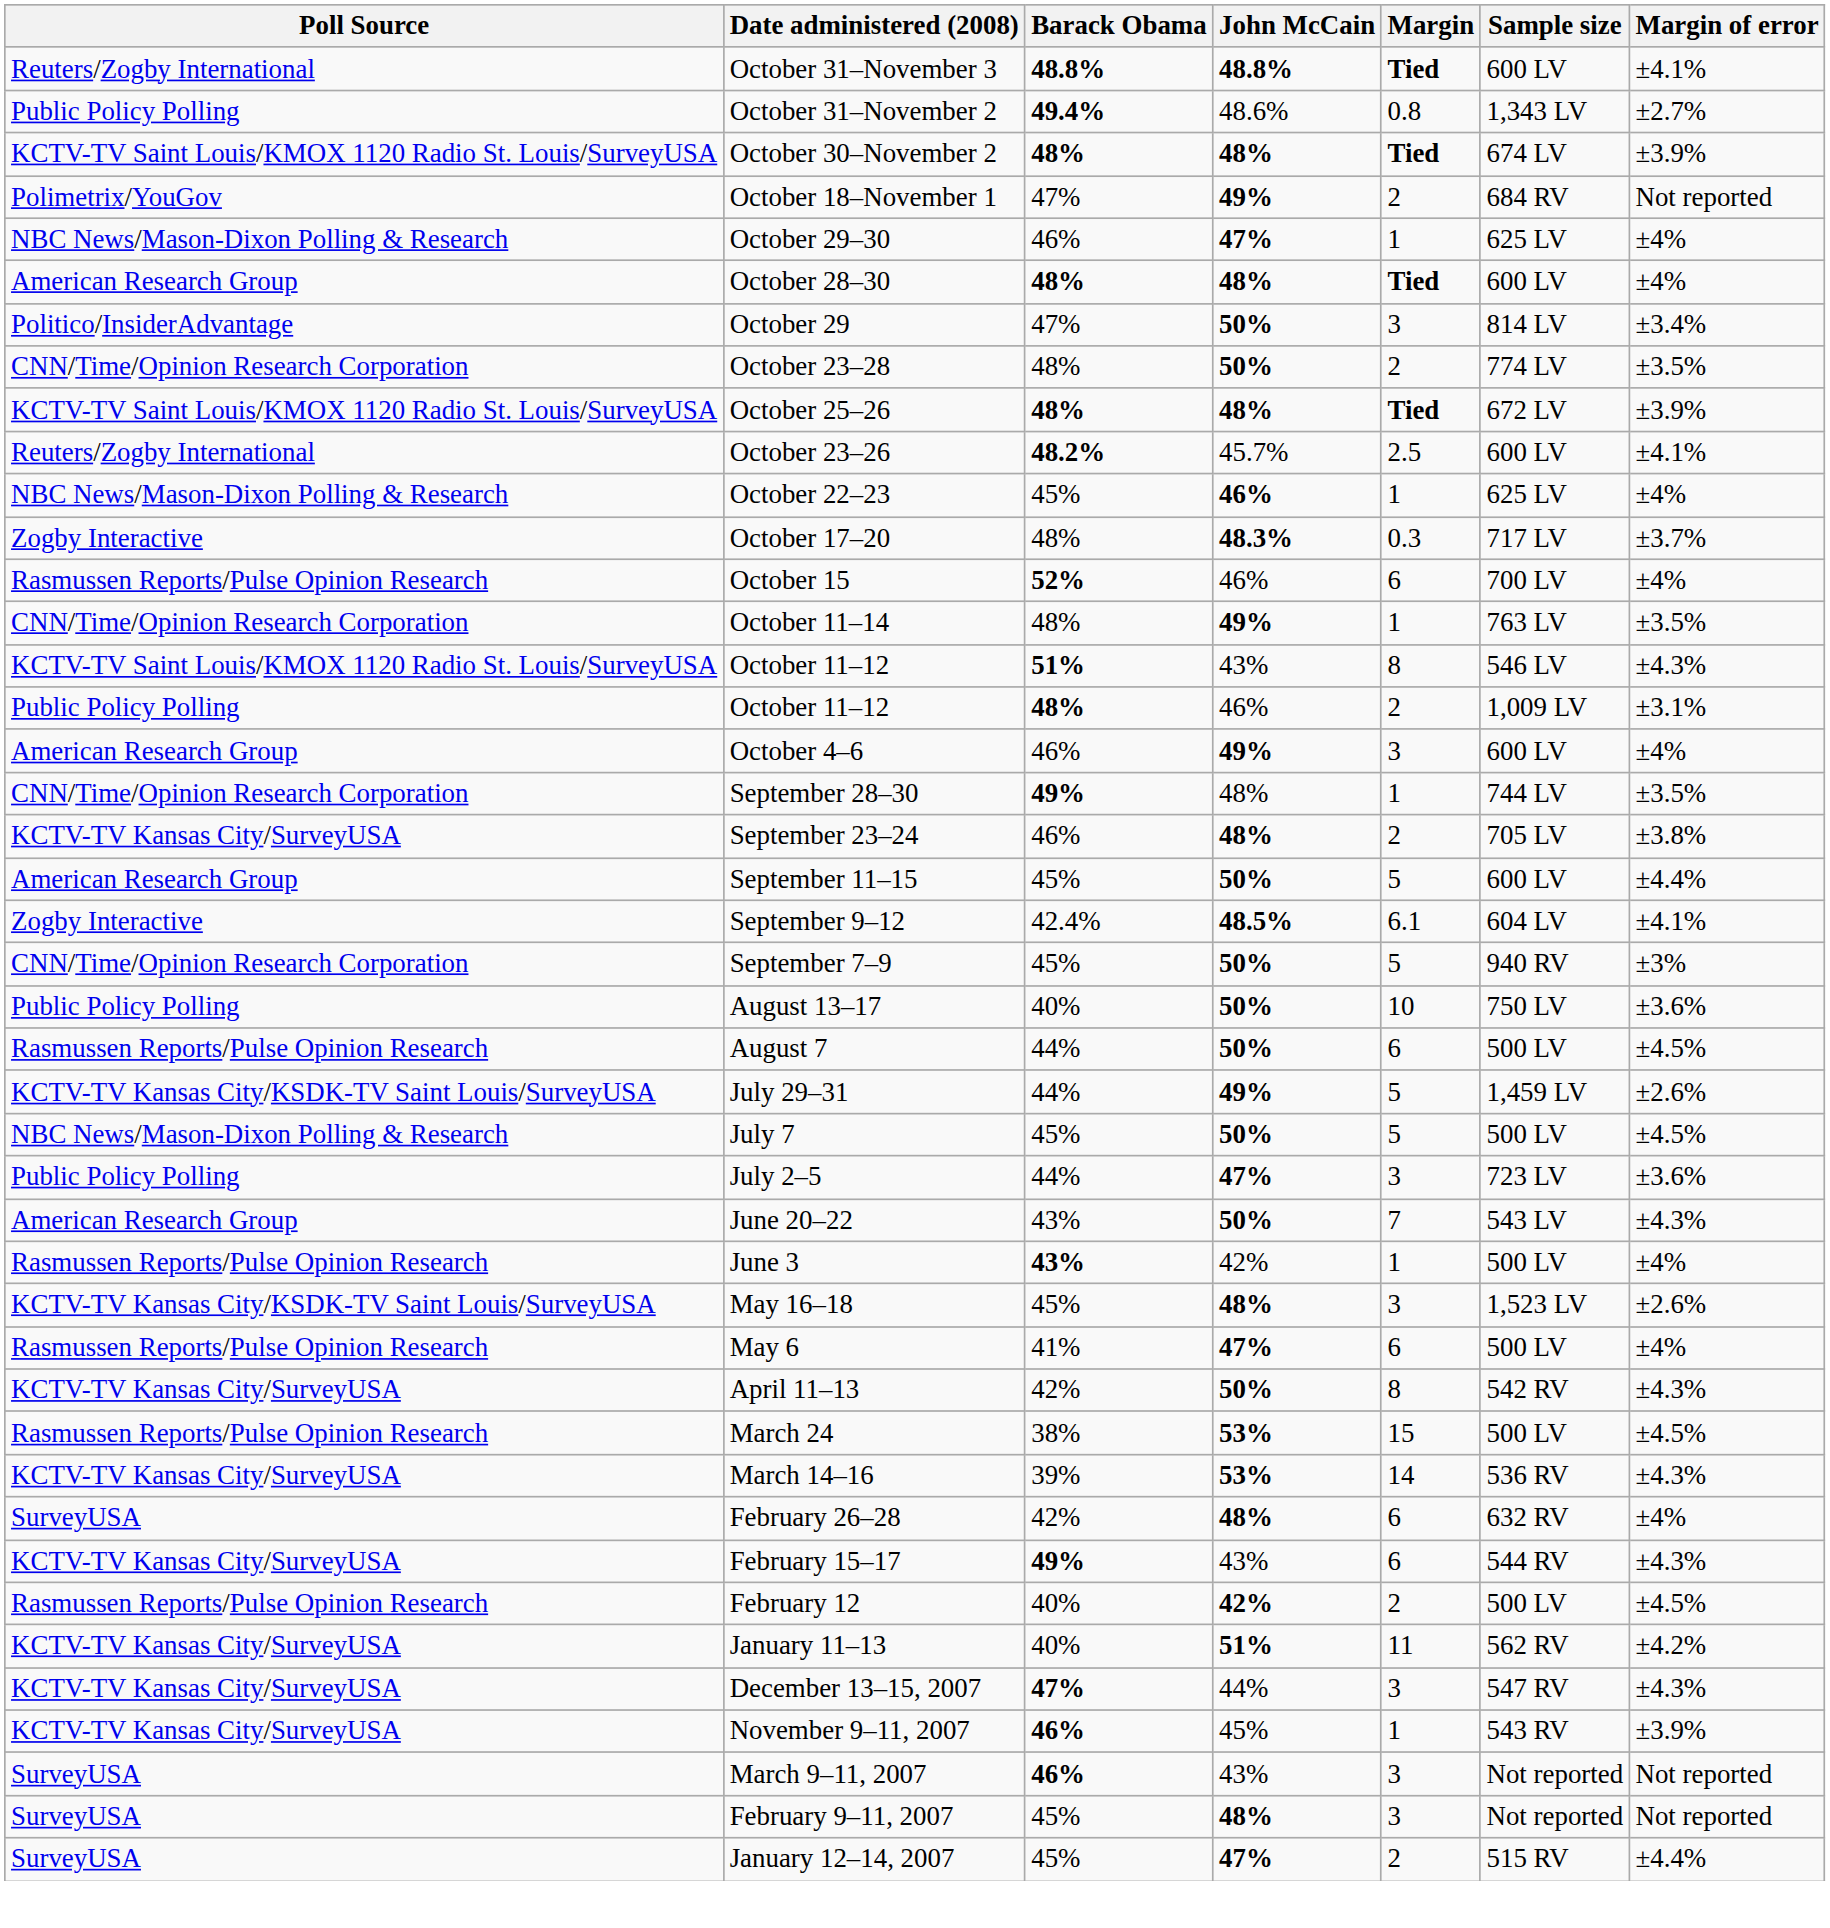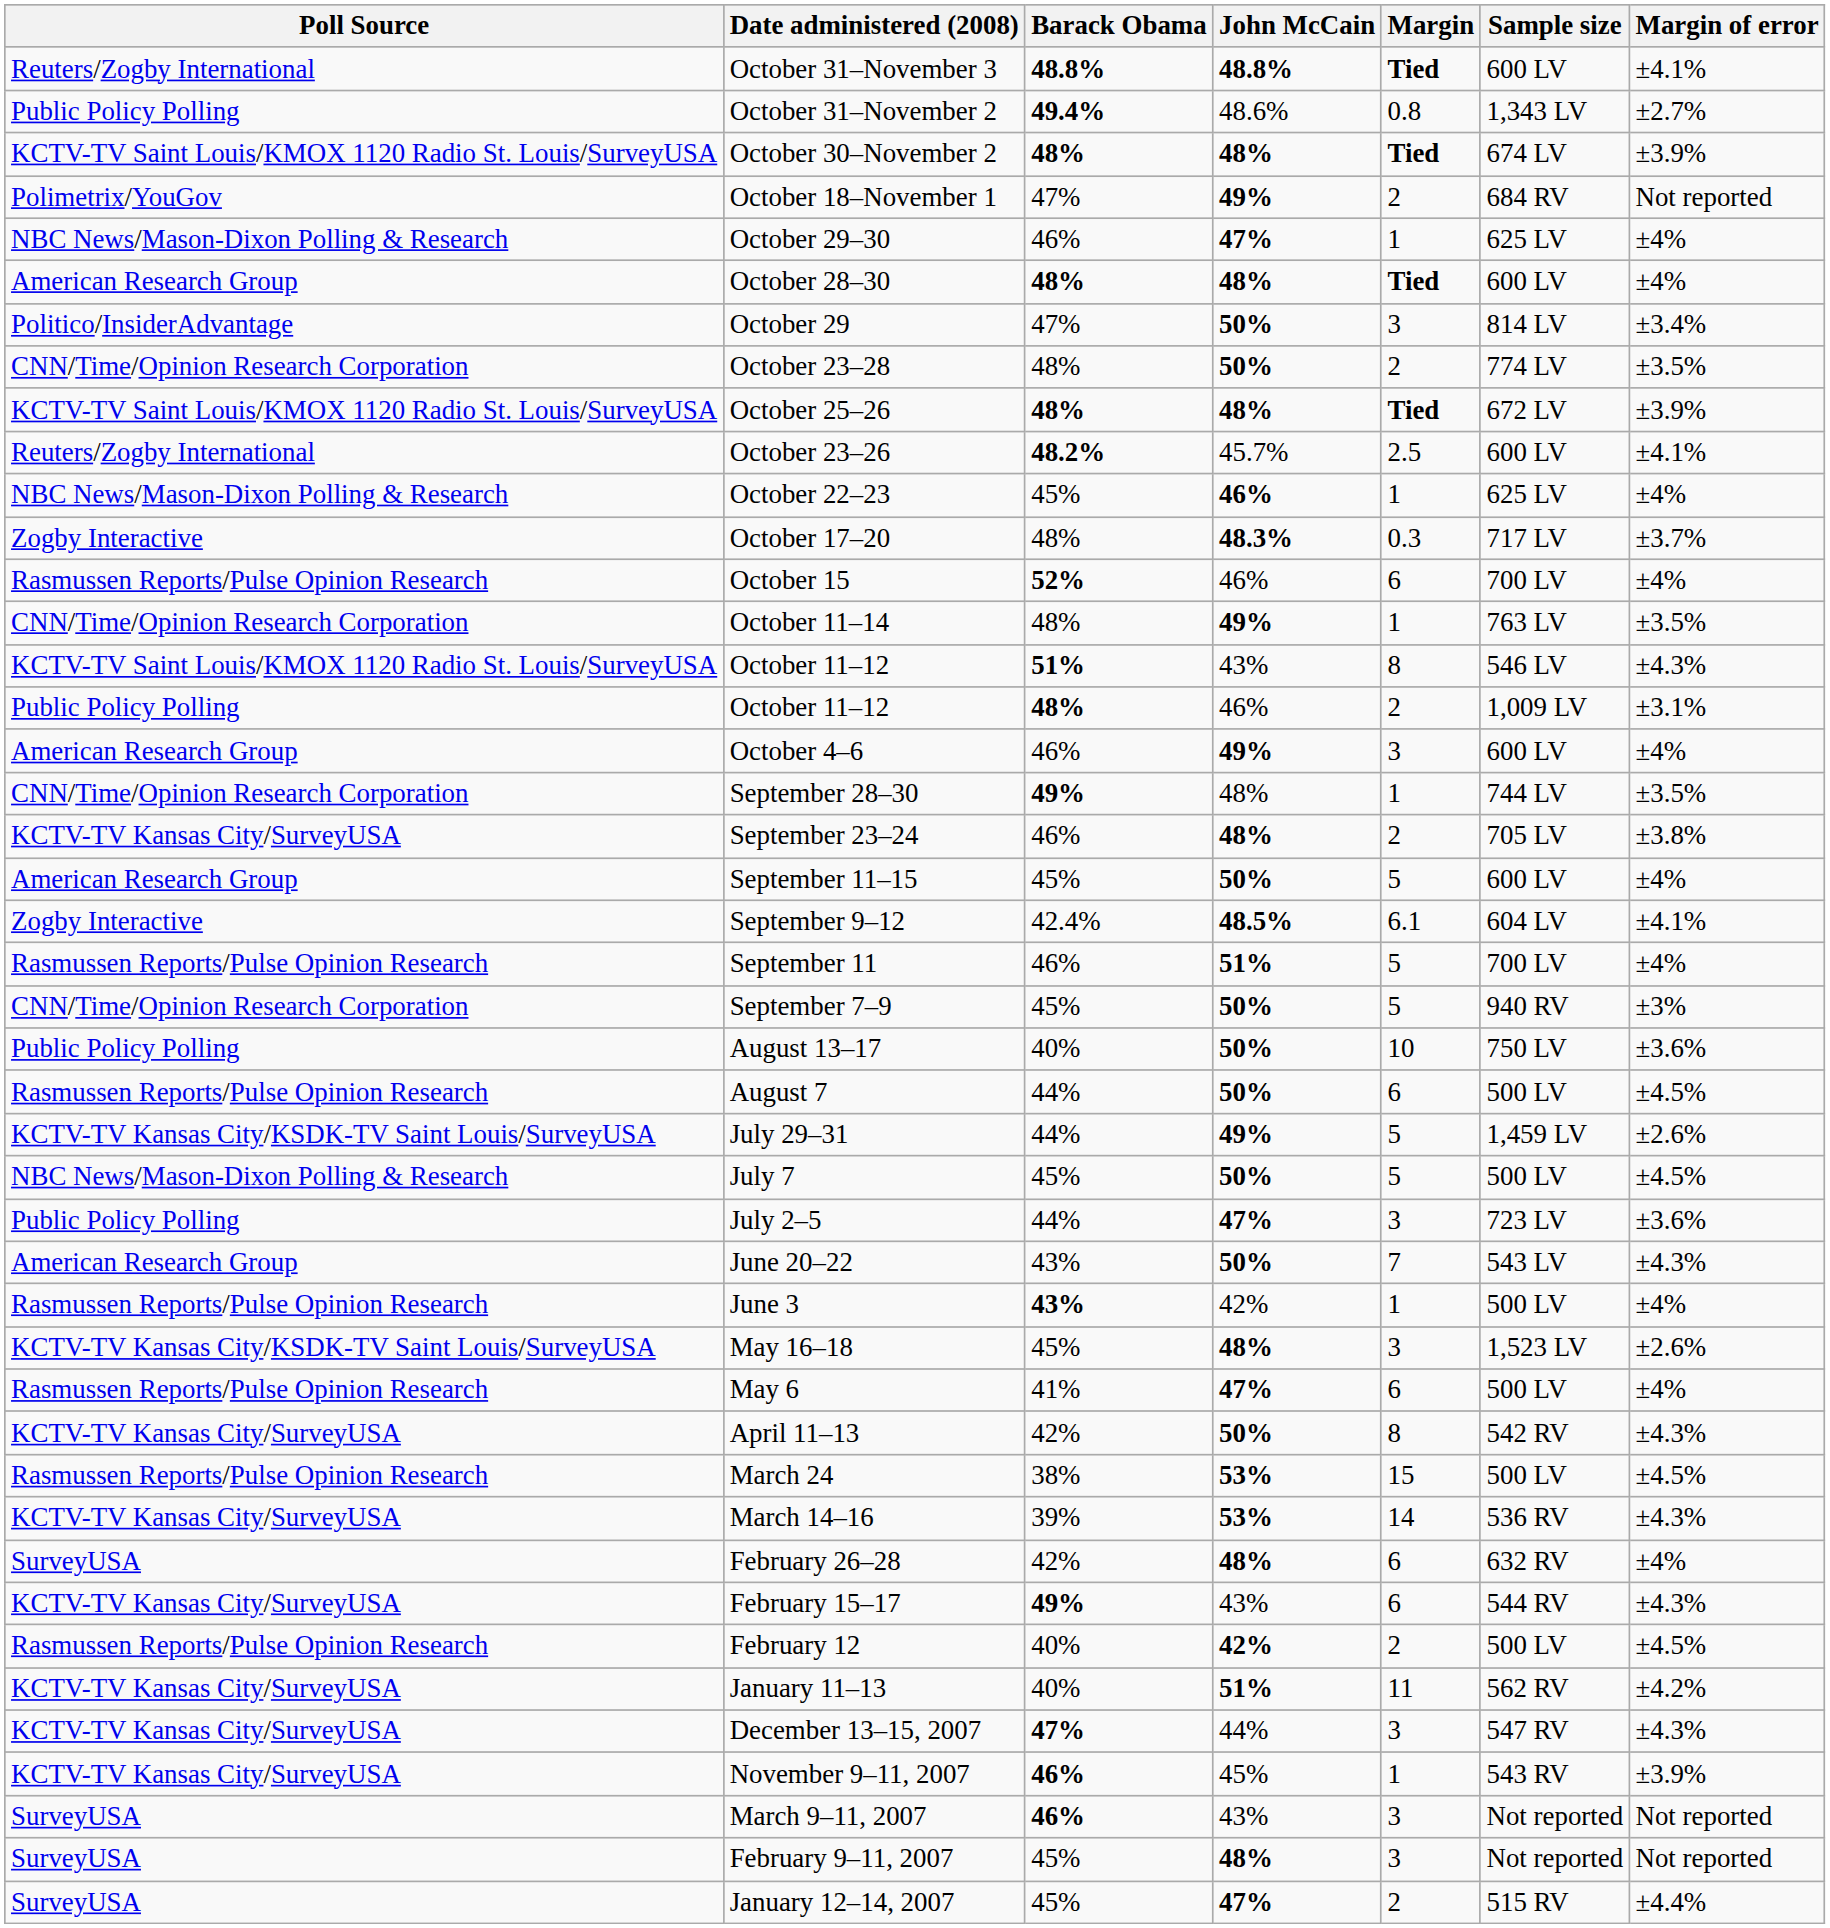(1671, 878) ±4.4% -> (1661, 878) ±4%
+ row: (803, 963)
